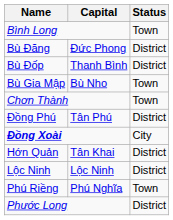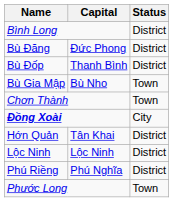(145, 30) Town -> (149, 30) District
- row: (31, 118)
(145, 188) Town -> (149, 170) District
(149, 205) District -> (145, 188) Town
